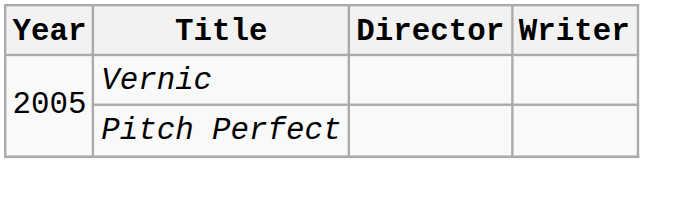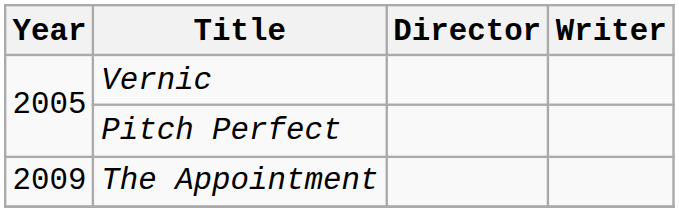+ row: (240, 181)
